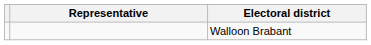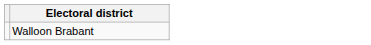- column: (108, 14)
